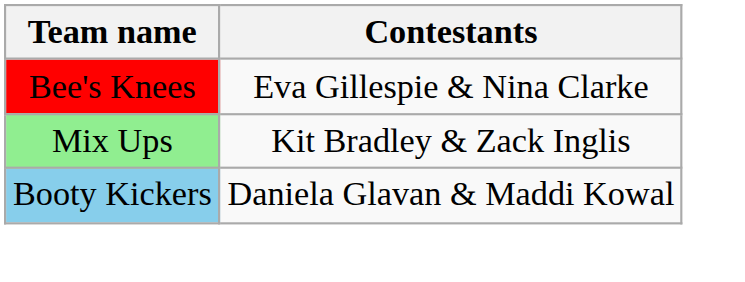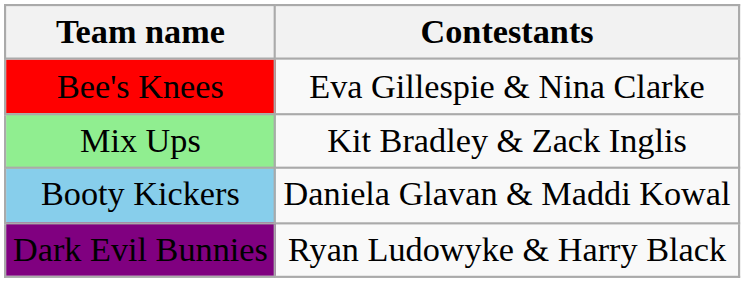+ row: (140, 248)
